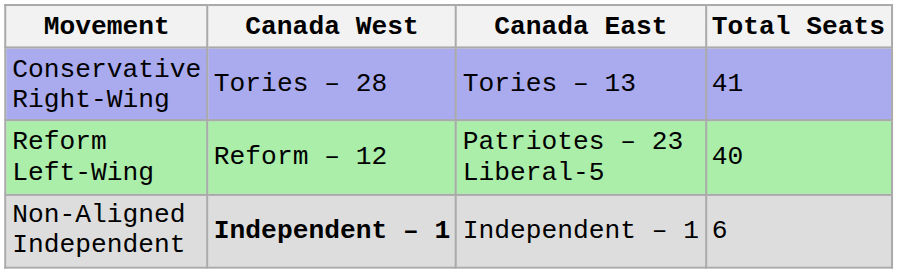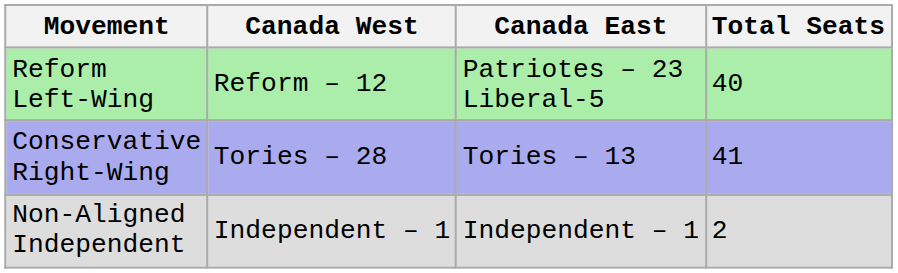rows swapped: (107, 84) <-> (83, 157)
(332, 231) bold -> (332, 231) normal
(720, 231) 6 -> (720, 231) 2
